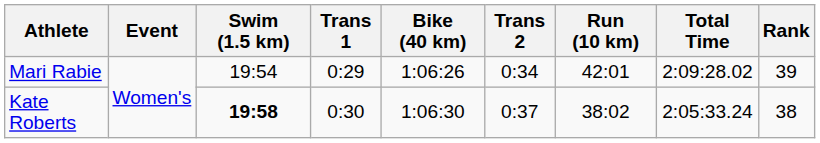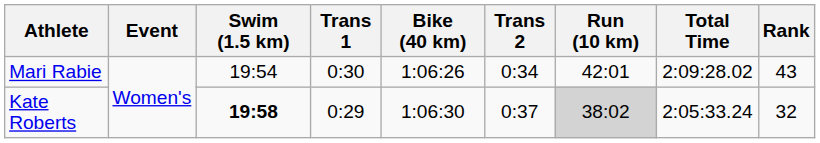(346, 72) 0:29 -> (346, 72) 0:30
(786, 72) 39 -> (786, 72) 43
(346, 113) 0:30 -> (346, 113) 0:29
(606, 113) no background -> (606, 113) lightgrey background
(786, 113) 38 -> (786, 113) 32
